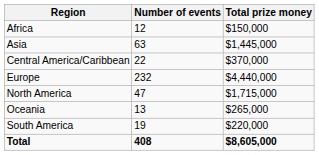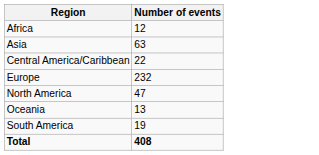- column: (269, 12)
